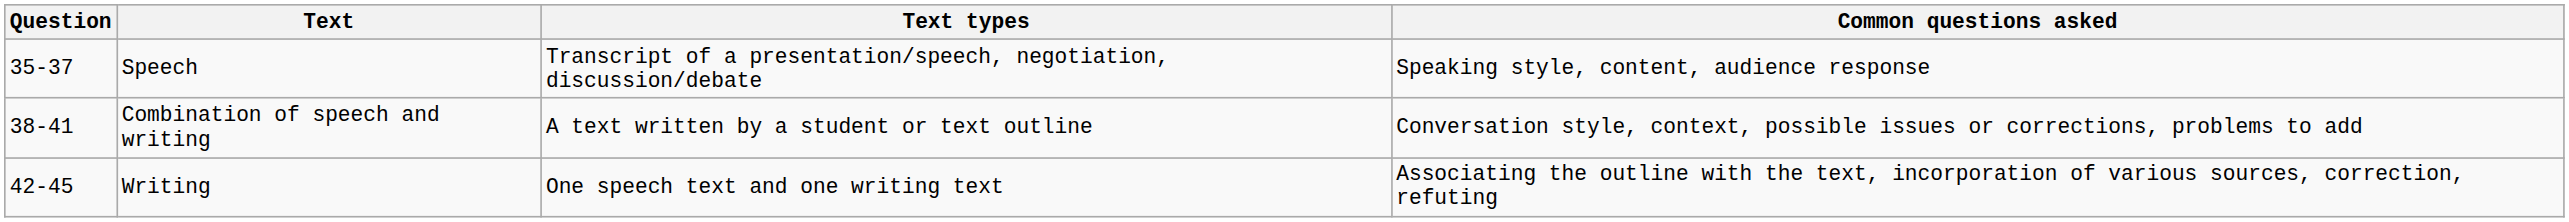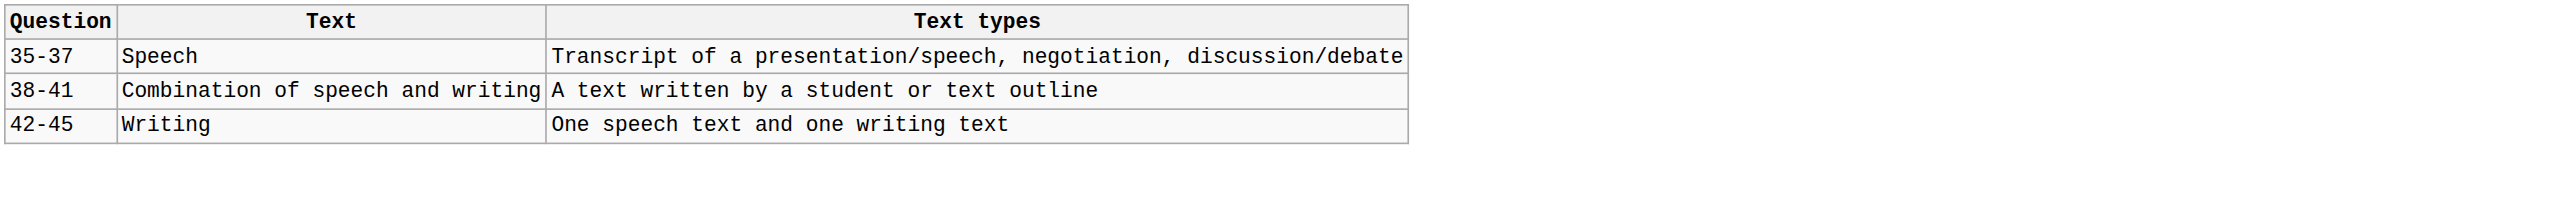- column: (1978, 22)
